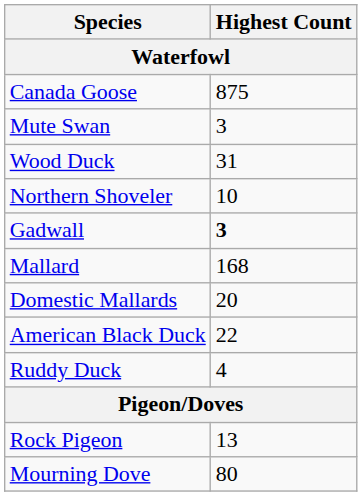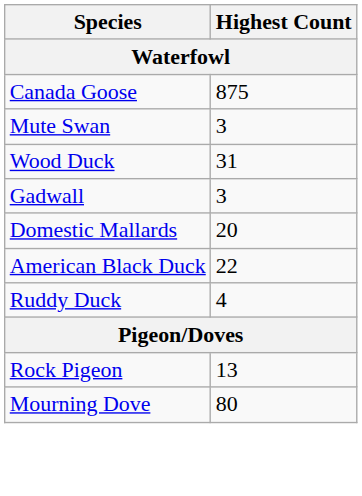- row: (91, 195)
(221, 230) bold -> (221, 195) normal
- row: (44, 265)
